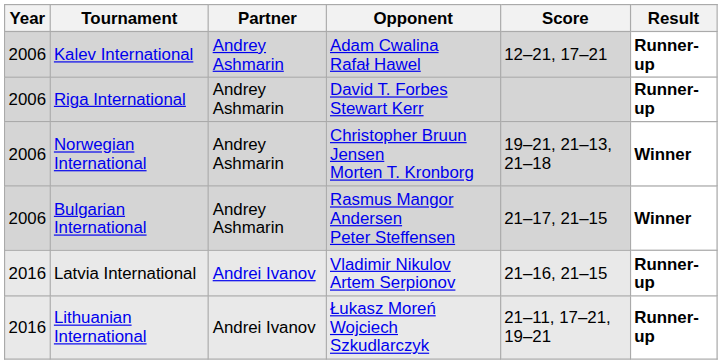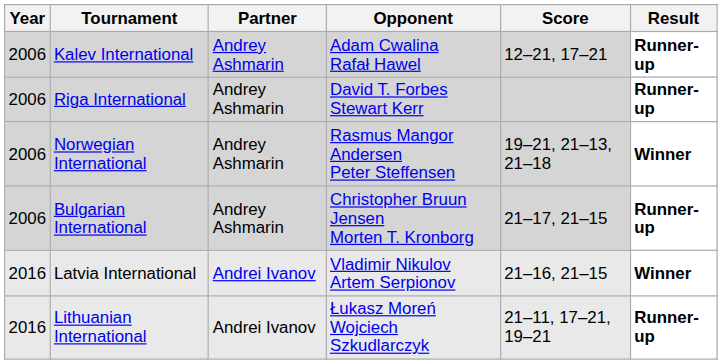(402, 154) Christopher Bruun Jensen Morten T. Kronborg -> (393, 154) Rasmus Mangor Andersen Peter Steffensen
(393, 218) Rasmus Mangor Andersen Peter Steffensen -> (402, 218) Christopher Bruun Jensen Morten T. Kronborg
(663, 218) Winner -> (667, 218) Runner-up
(667, 273) Runner-up -> (663, 273) Winner
